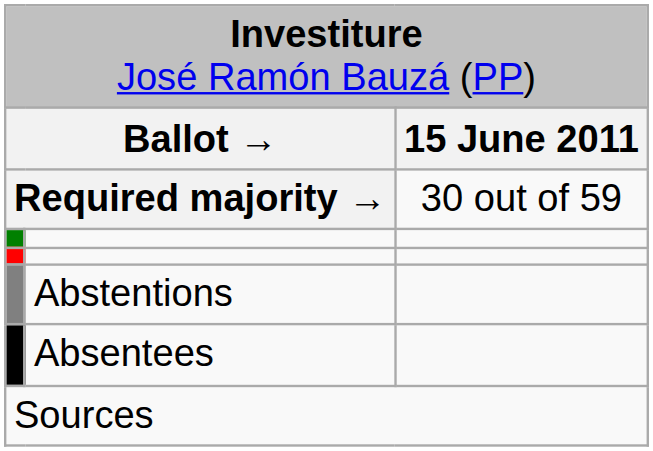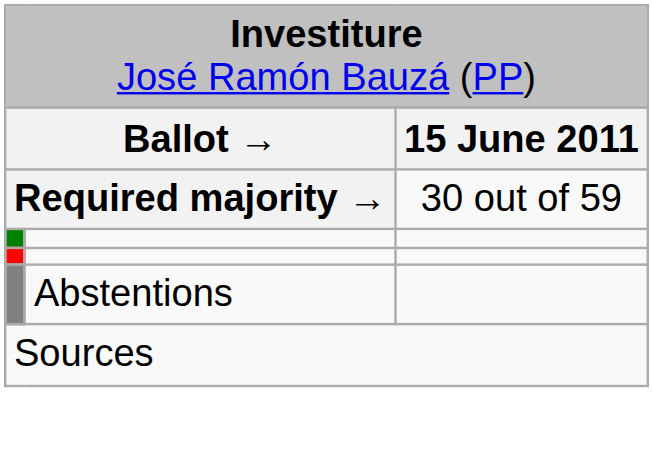- row: (15, 355)
